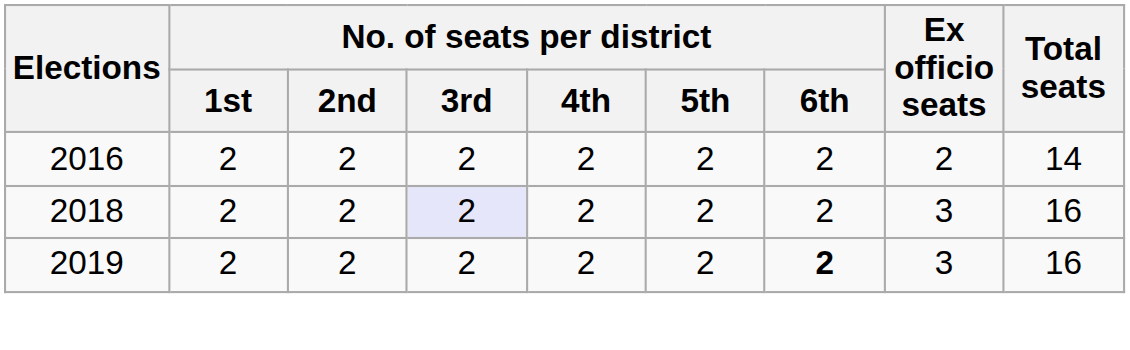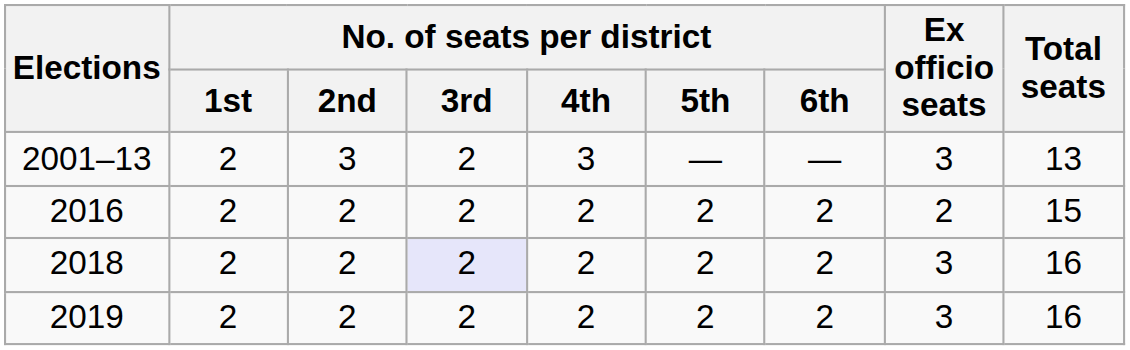+ row: (87, 158)
(1063, 158) 14 -> (1063, 211) 15
(825, 264) bold -> (825, 316) normal
